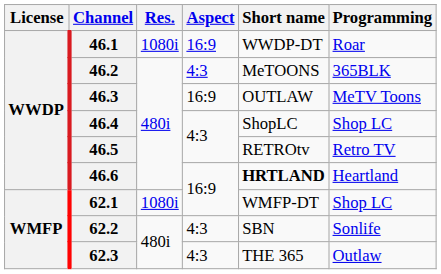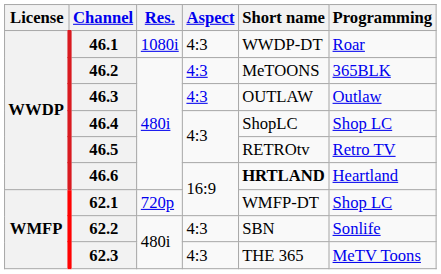(201, 44) 16:9 -> (197, 44) 4:3
(201, 96) 16:9 -> (197, 96) 4:3
(377, 96) MeTV Toons -> (357, 96) Outlaw
(160, 202) 1080i -> (157, 202) 720p
(357, 255) Outlaw -> (377, 255) MeTV Toons
